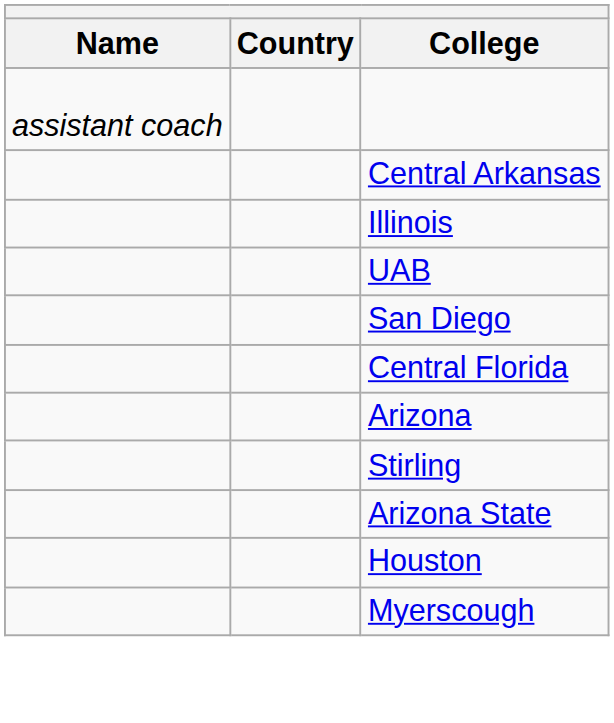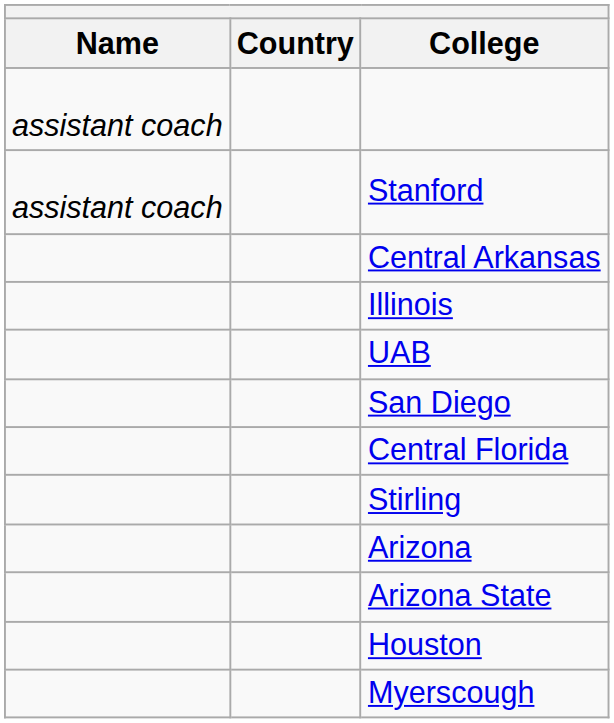+ row: (426, 191)
rows swapped: (415, 464) <-> (420, 416)
